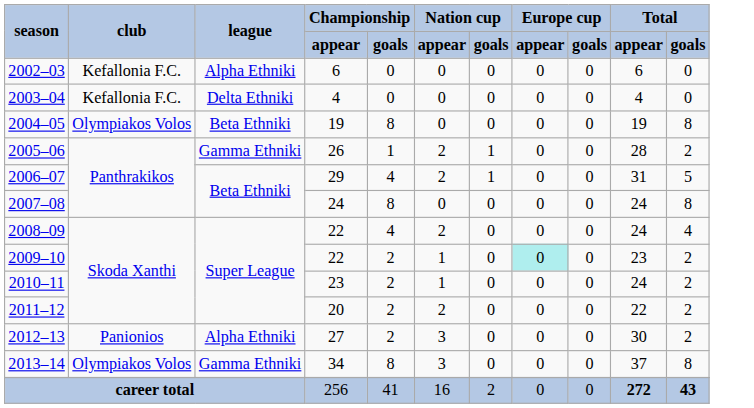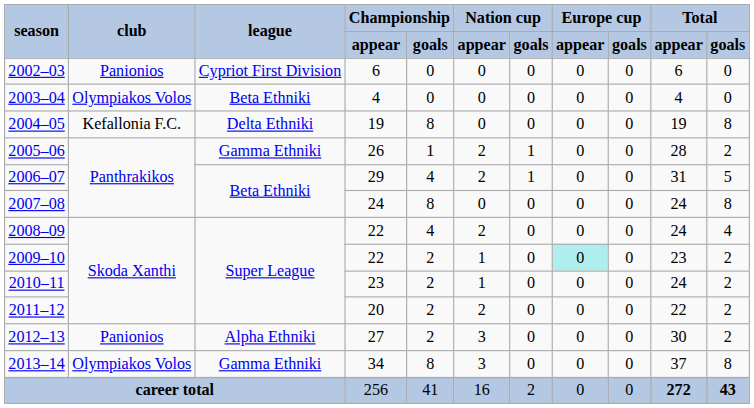(132, 71) Kefallonia F.C. -> (132, 71) Panionios
(250, 71) Alpha Ethniki -> (270, 71) Cypriot First Division
(132, 97) Kefallonia F.C. -> (132, 97) Olympiakos Volos
(250, 97) Delta Ethniki -> (270, 97) Beta Ethniki
(132, 124) Olympiakos Volos -> (132, 124) Kefallonia F.C.
(250, 124) Beta Ethniki -> (270, 124) Delta Ethniki
